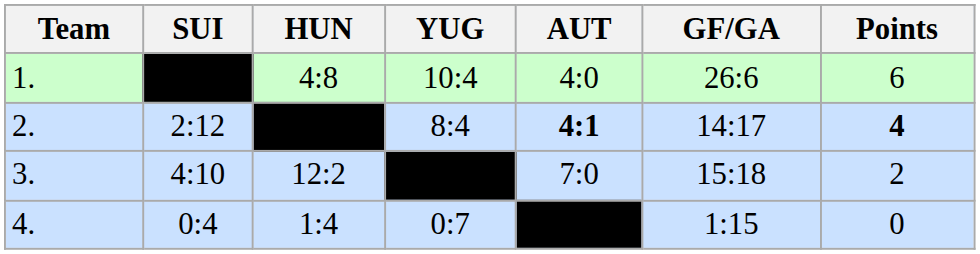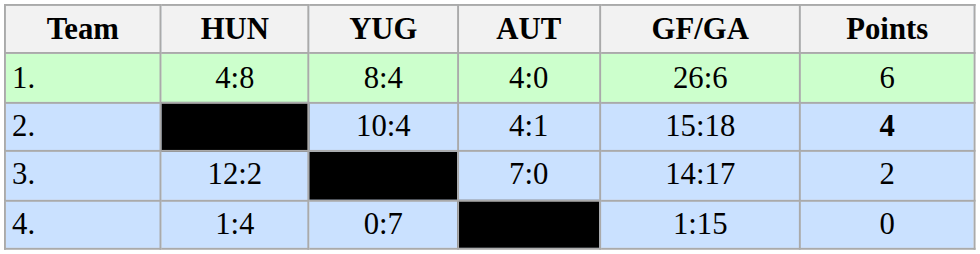- column: (198, 28)
(450, 77) 10:4 -> (383, 77) 8:4
(450, 126) 8:4 -> (383, 126) 10:4
(579, 126) bold -> (529, 126) normal
(731, 126) 14:17 -> (700, 126) 15:18
(731, 175) 15:18 -> (700, 175) 14:17
